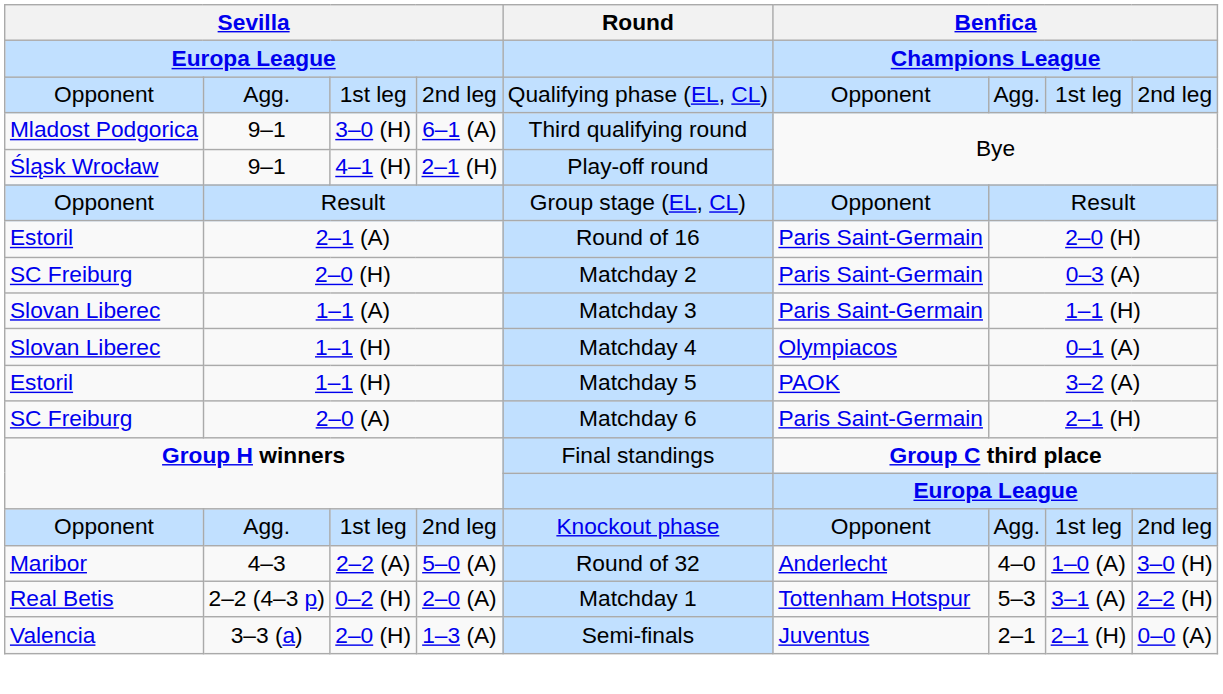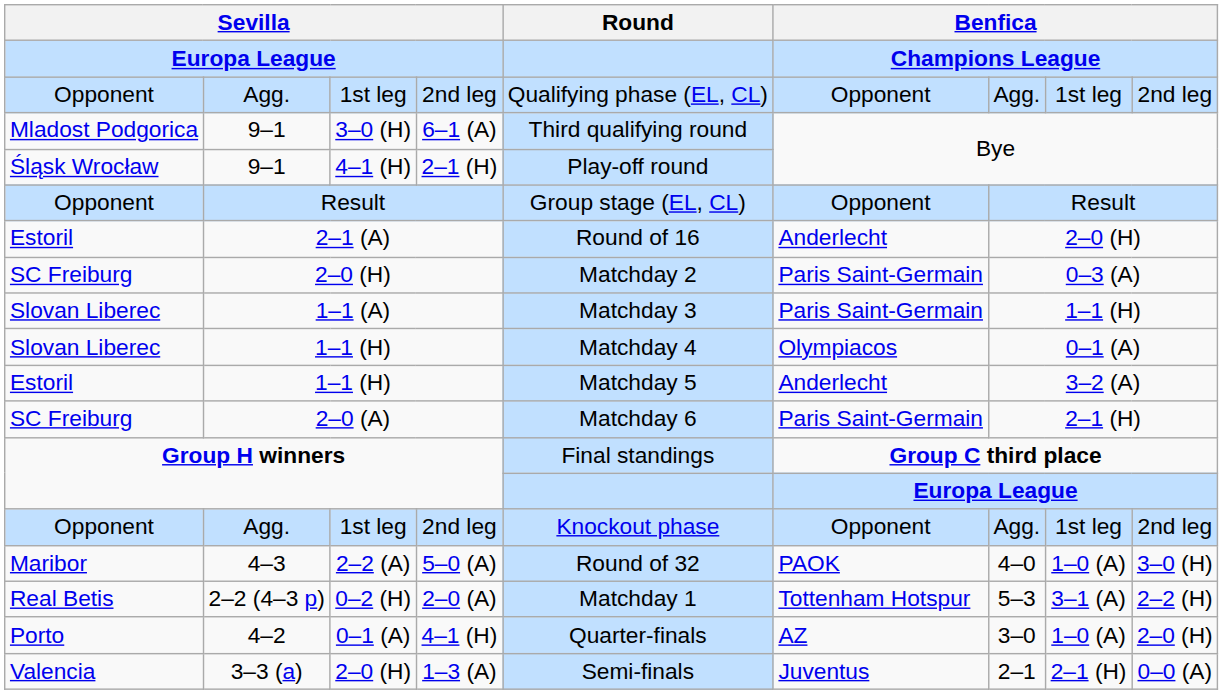(881, 238) Paris Saint-Germain -> (833, 238) Anderlecht
(809, 382) PAOK -> (833, 382) Anderlecht
(833, 563) Anderlecht -> (809, 563) PAOK
+ row: (37, 635)
